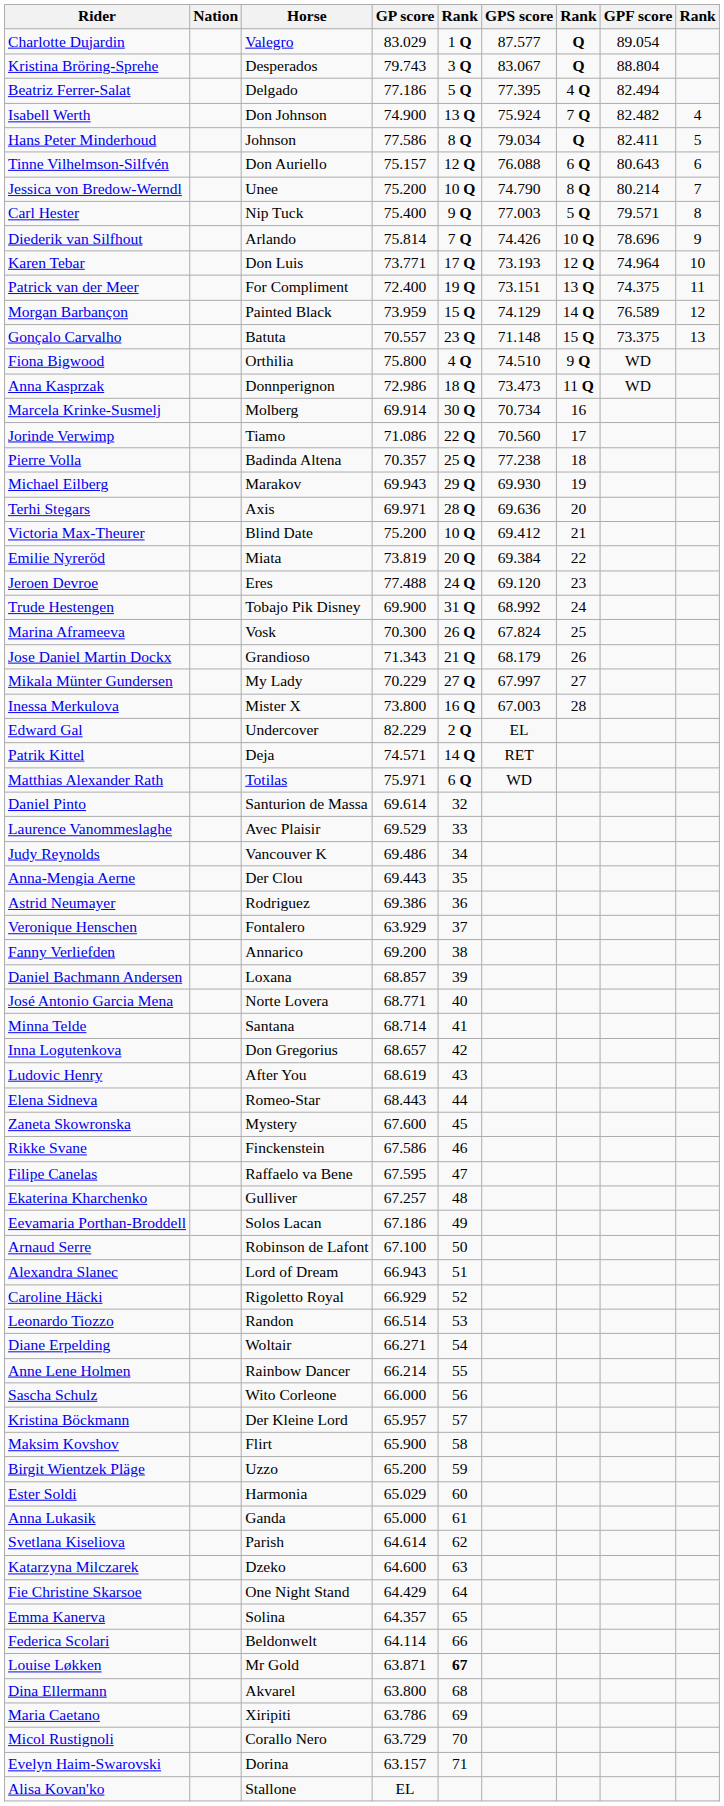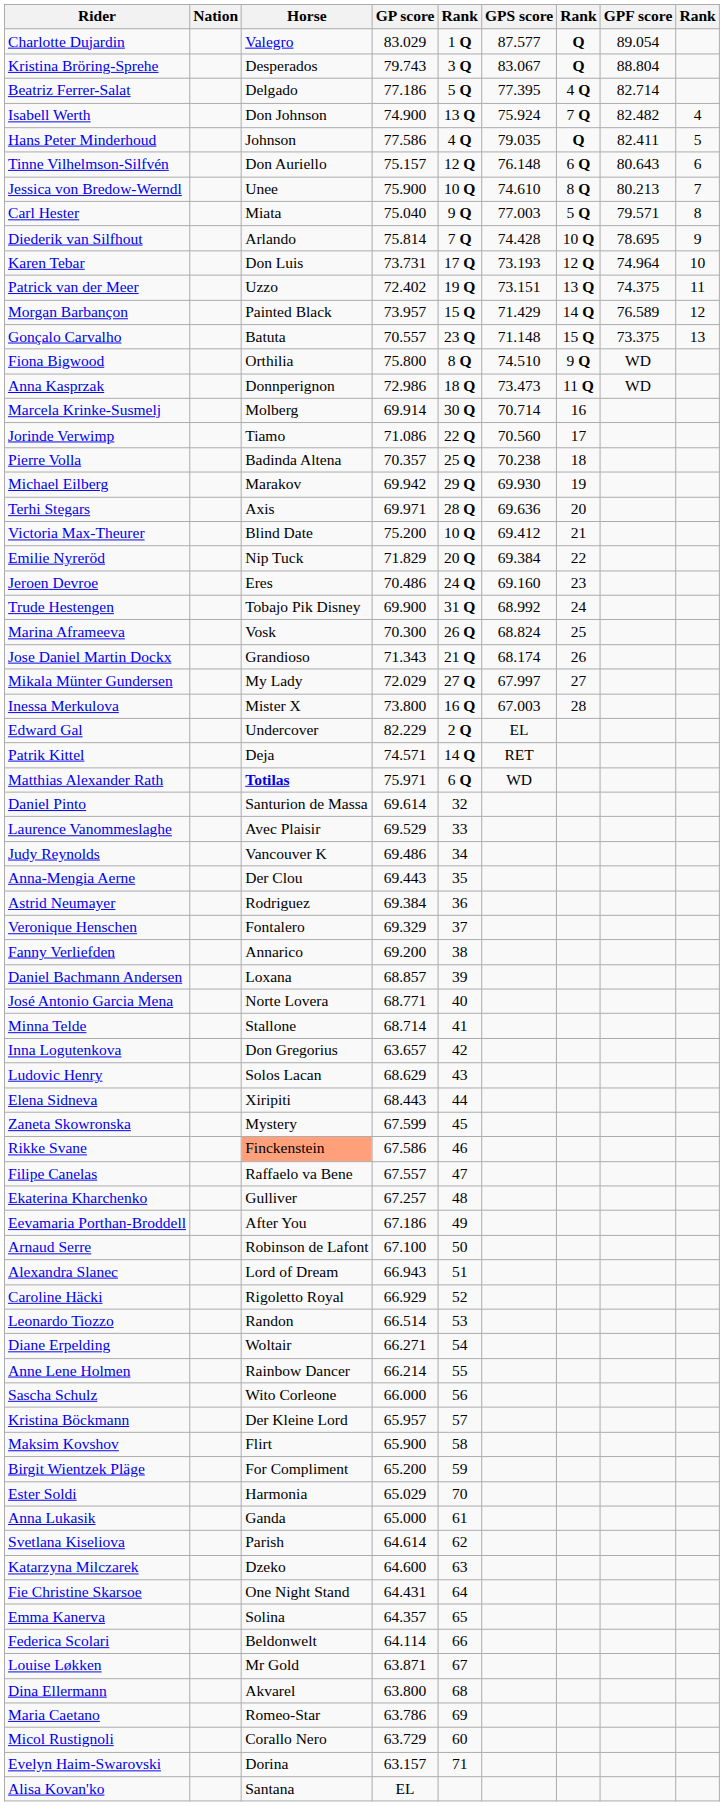(638, 90) 82.494 -> (638, 90) 82.714
(460, 139) 8 Q -> (460, 139) 4 Q
(519, 139) 79.034 -> (519, 139) 79.035
(519, 164) 76.088 -> (519, 164) 76.148
(405, 189) 75.200 -> (405, 189) 75.900
(519, 189) 74.790 -> (519, 189) 74.610
(638, 189) 80.214 -> (638, 189) 80.213
(274, 213) Nip Tuck -> (263, 213) Miata
(405, 213) 75.400 -> (405, 213) 75.040
(519, 238) 74.426 -> (519, 238) 74.428
(638, 238) 78.696 -> (638, 238) 78.695
(405, 262) 73.771 -> (405, 262) 73.731
(297, 287) For Compliment -> (262, 287) Uzzo
(405, 287) 72.400 -> (405, 287) 72.402
(405, 312) 73.959 -> (405, 312) 73.957
(519, 312) 74.129 -> (519, 312) 71.429
(460, 361) 4 Q -> (460, 361) 8 Q
(519, 410) 70.734 -> (519, 410) 70.714
(519, 459) 77.238 -> (519, 459) 70.238
(405, 484) 69.943 -> (405, 484) 69.942
(263, 558) Miata -> (274, 558) Nip Tuck
(405, 558) 73.819 -> (405, 558) 71.829
(405, 582) 77.488 -> (405, 582) 70.486
(519, 582) 69.120 -> (519, 582) 69.160
(519, 632) 67.824 -> (519, 632) 68.824
(519, 656) 68.179 -> (519, 656) 68.174
(405, 681) 70.229 -> (405, 681) 72.029
(266, 779) normal -> (267, 779) bold
(405, 902) 69.386 -> (405, 902) 69.384
(405, 927) 63.929 -> (405, 927) 69.329
(270, 1025) Santana -> (271, 1025) Stallone
(405, 1050) 68.657 -> (405, 1050) 63.657
(276, 1075) After You -> (283, 1075) Solos Lacan
(405, 1075) 68.619 -> (405, 1075) 68.629
(283, 1099) Romeo-Star -> (268, 1099) Xiripiti
(405, 1124) 67.600 -> (405, 1124) 67.599
(285, 1149) no background -> (285, 1149) lightsalmon background
(405, 1173) 67.595 -> (405, 1173) 67.557
(283, 1222) Solos Lacan -> (276, 1222) After You
(262, 1469) Uzzo -> (297, 1469) For Compliment
(460, 1493) 60 -> (460, 1493) 70
(405, 1592) 64.429 -> (405, 1592) 64.431
(460, 1665) bold -> (460, 1665) normal
(268, 1715) Xiripiti -> (283, 1715) Romeo-Star
(460, 1739) 70 -> (460, 1739) 60
(271, 1788) Stallone -> (270, 1788) Santana
